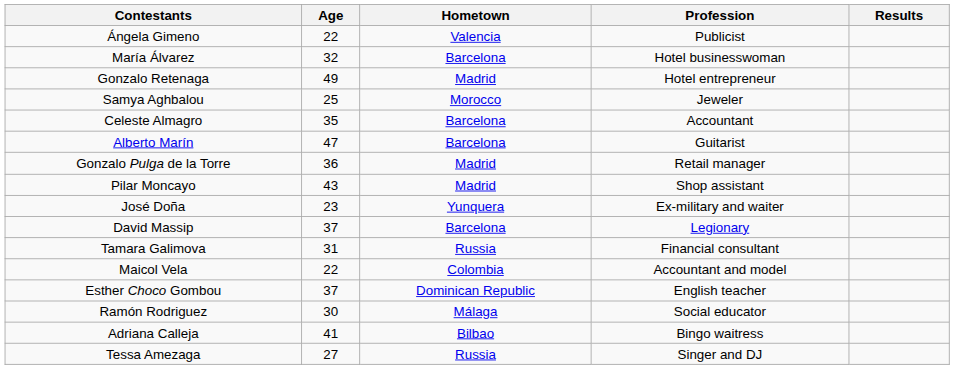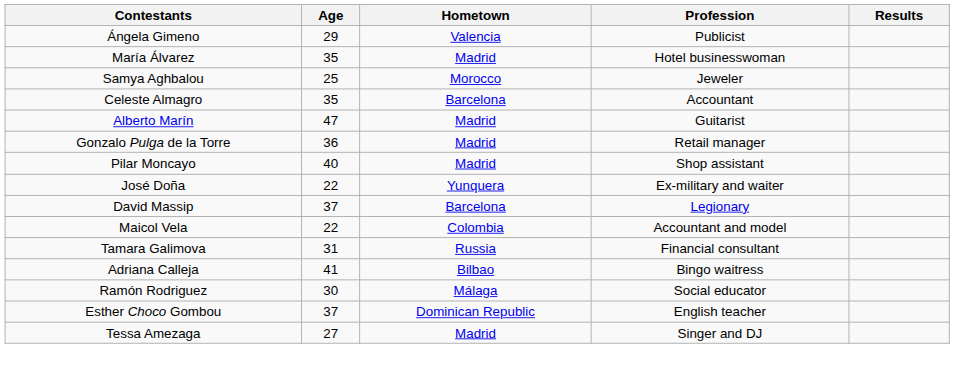(331, 36) 22 -> (331, 36) 29
(331, 57) 32 -> (331, 57) 35
(476, 57) Barcelona -> (476, 57) Madrid
- row: (153, 79)
(476, 142) Barcelona -> (476, 121) Madrid
(331, 184) 43 -> (331, 163) 40
(331, 206) 23 -> (331, 184) 22
rows swapped: (153, 269) <-> (153, 248)
rows swapped: (153, 290) <-> (153, 333)
(476, 354) Russia -> (476, 333) Madrid
